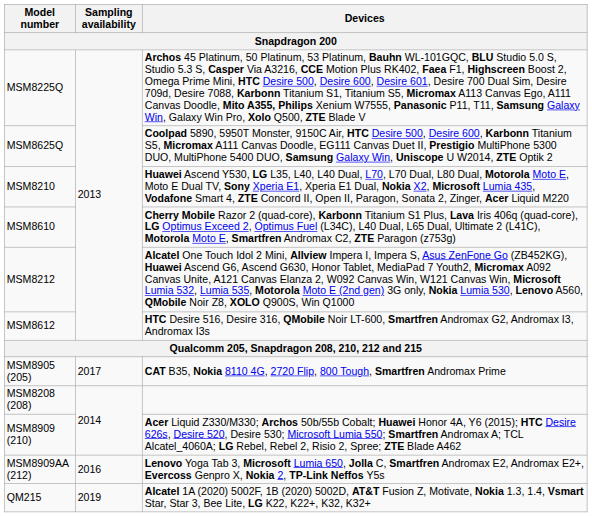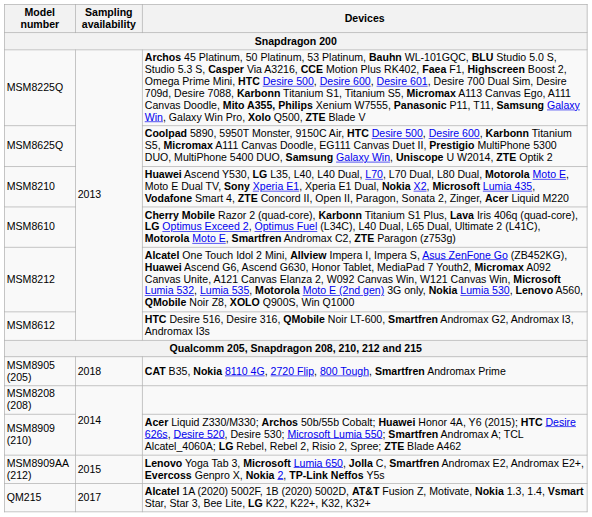(89, 371) 2017 -> (89, 371) 2018
(89, 469) 2016 -> (89, 469) 2015
(89, 497) 2019 -> (89, 497) 2017
